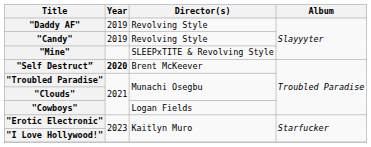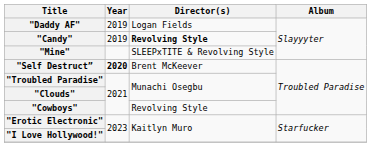(170, 25) Revolving Style -> (162, 25) Logan Fields
(170, 39) normal -> (170, 39) bold
(162, 108) Logan Fields -> (170, 108) Revolving Style
